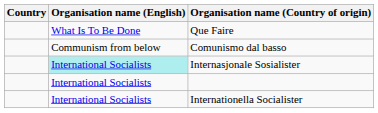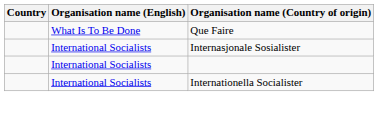- row: (238, 47)
(101, 64) paleturquoise background -> (101, 47) no background
